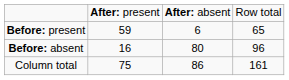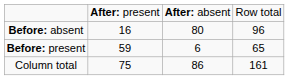rows swapped: (46, 30) <-> (46, 48)
